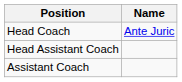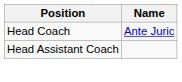- row: (48, 67)
